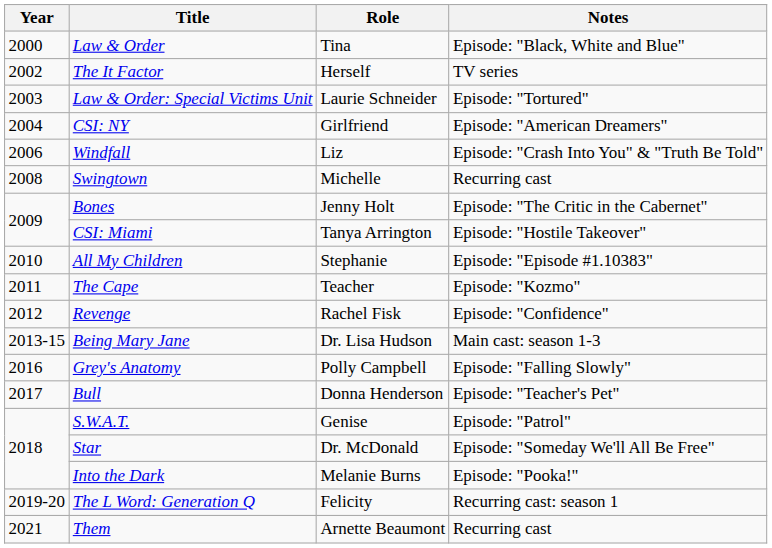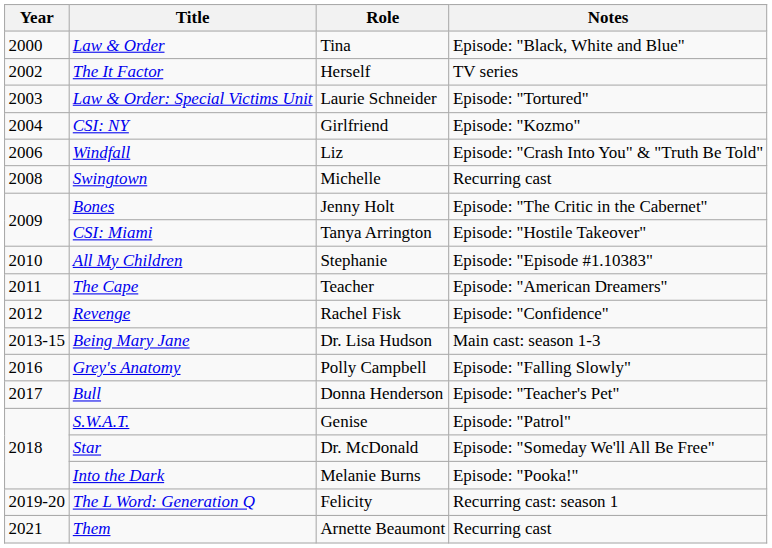(560, 125) Episode: "American Dreamers" -> (517, 125) Episode: "Kozmo"
(517, 286) Episode: "Kozmo" -> (560, 286) Episode: "American Dreamers"
